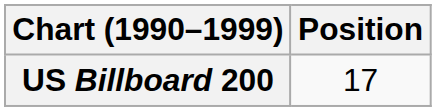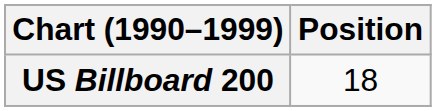(361, 79) 17 -> (361, 79) 18
